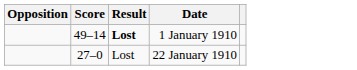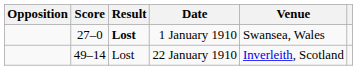+ column: (293, 14)
(90, 34) 49–14 -> (90, 34) 27–0
(90, 55) 27–0 -> (90, 55) 49–14
